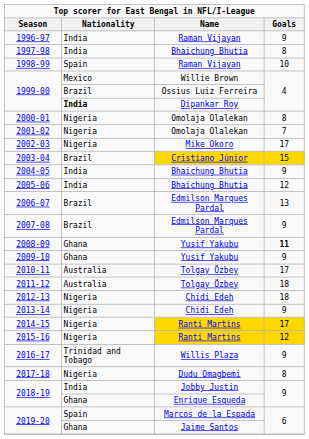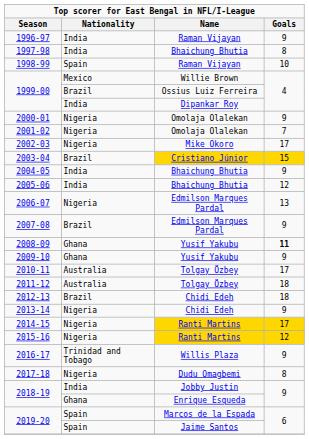(75, 104) bold -> (75, 104) normal
(284, 118) 8 -> (284, 118) 9
(78, 203) Brazil -> (80, 203) Nigeria
(80, 297) Nigeria -> (78, 297) Brazil
(75, 427) Ghana -> (75, 427) Spain
